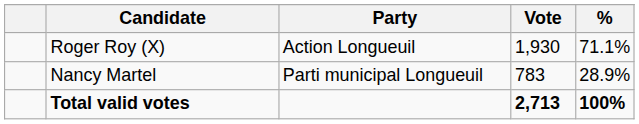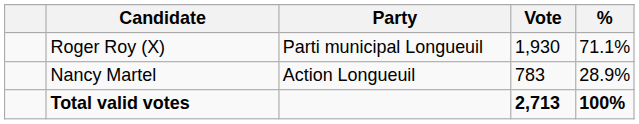(349, 47) Action Longueuil -> (383, 47) Parti municipal Longueuil
(383, 75) Parti municipal Longueuil -> (349, 75) Action Longueuil
